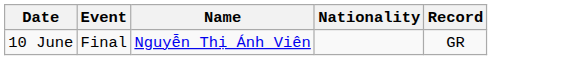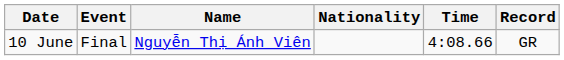+ column: (460, 17)
